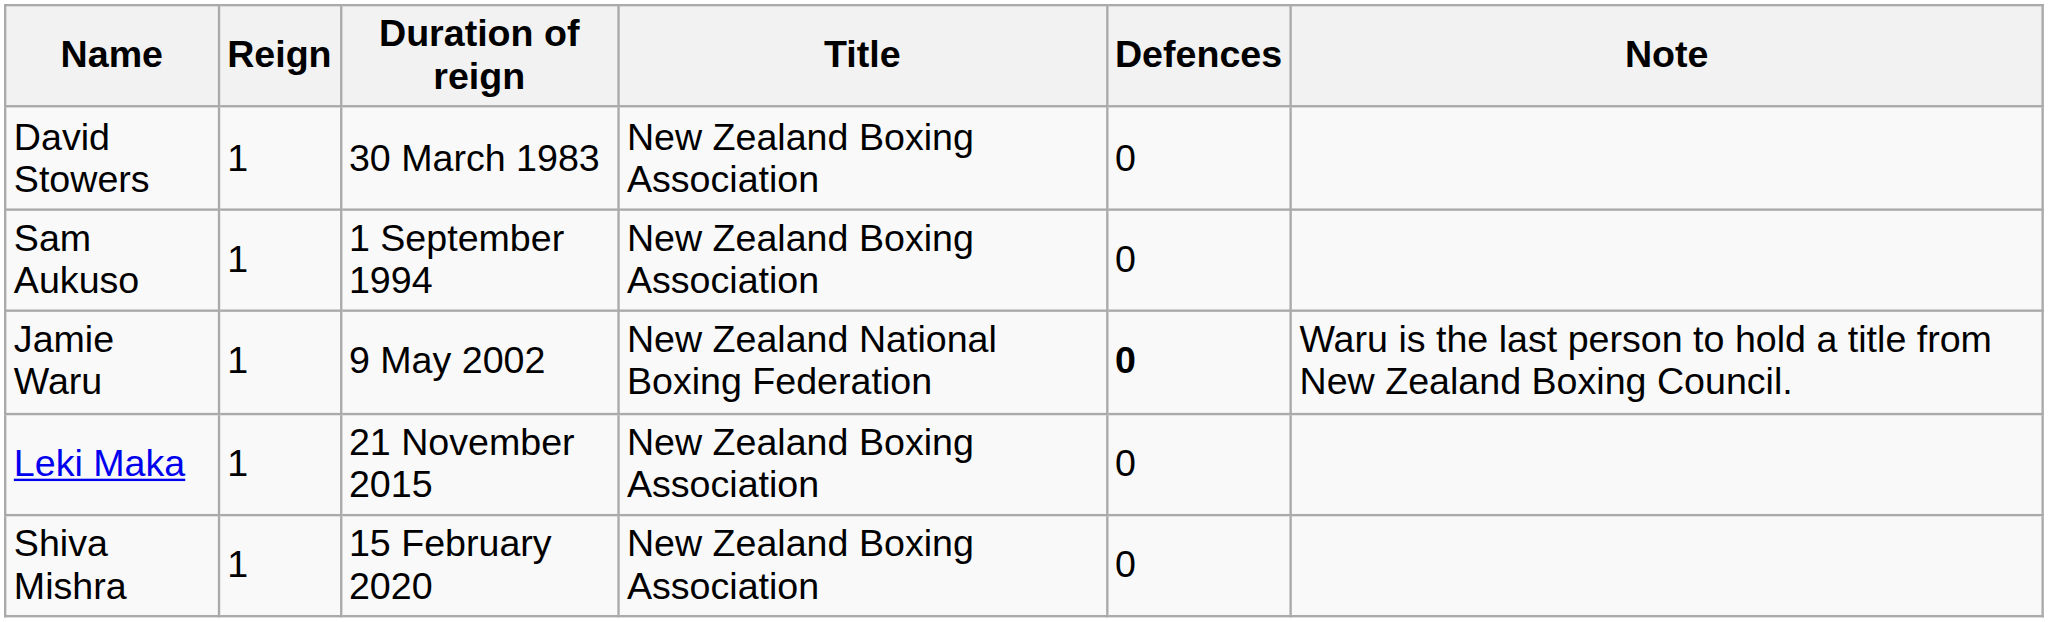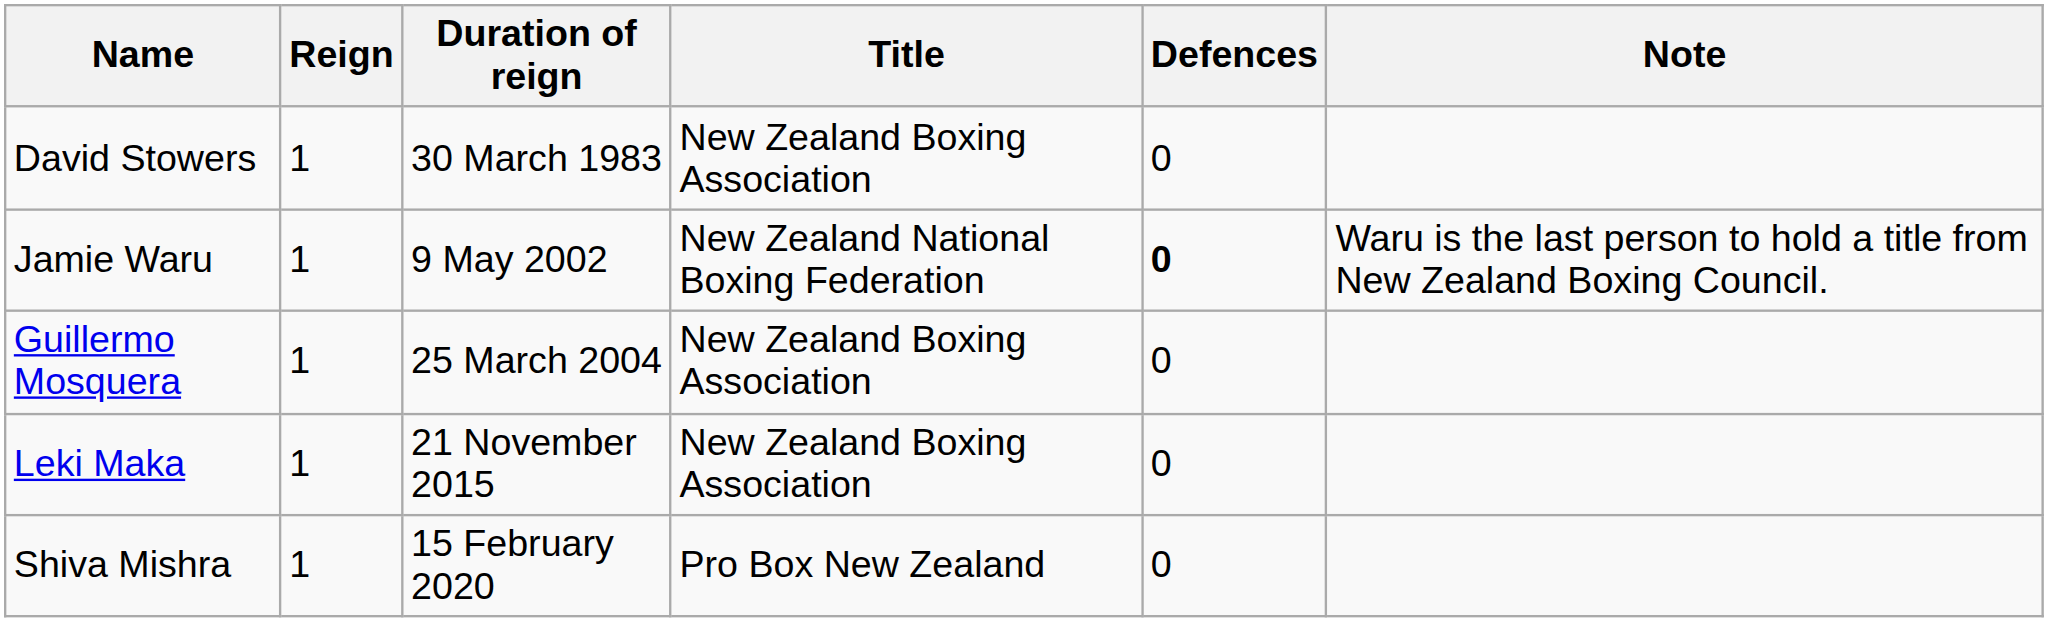- row: (77, 259)
+ row: (97, 361)
(800, 565) New Zealand Boxing Association -> (862, 565) Pro Box New Zealand
